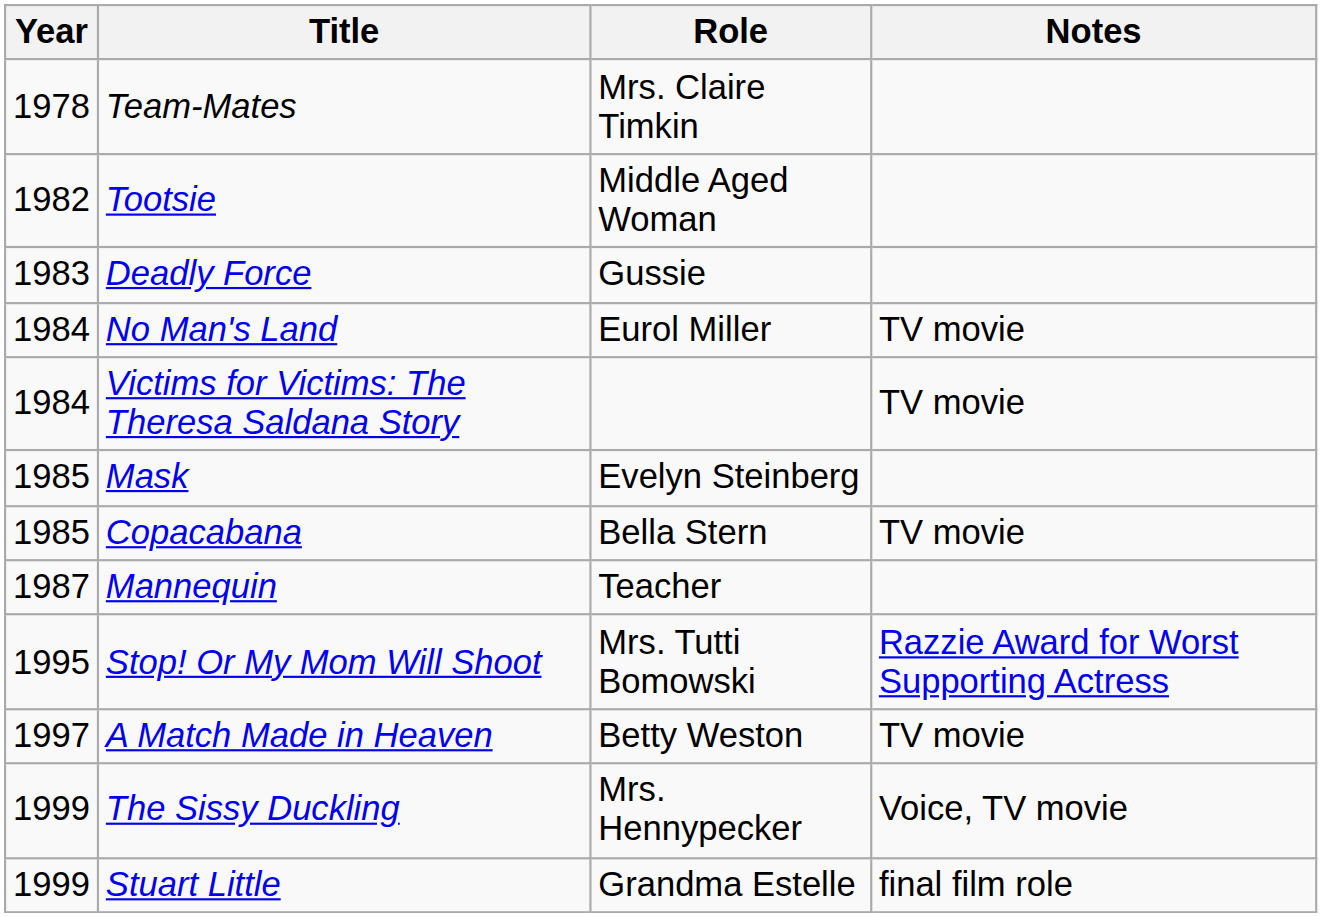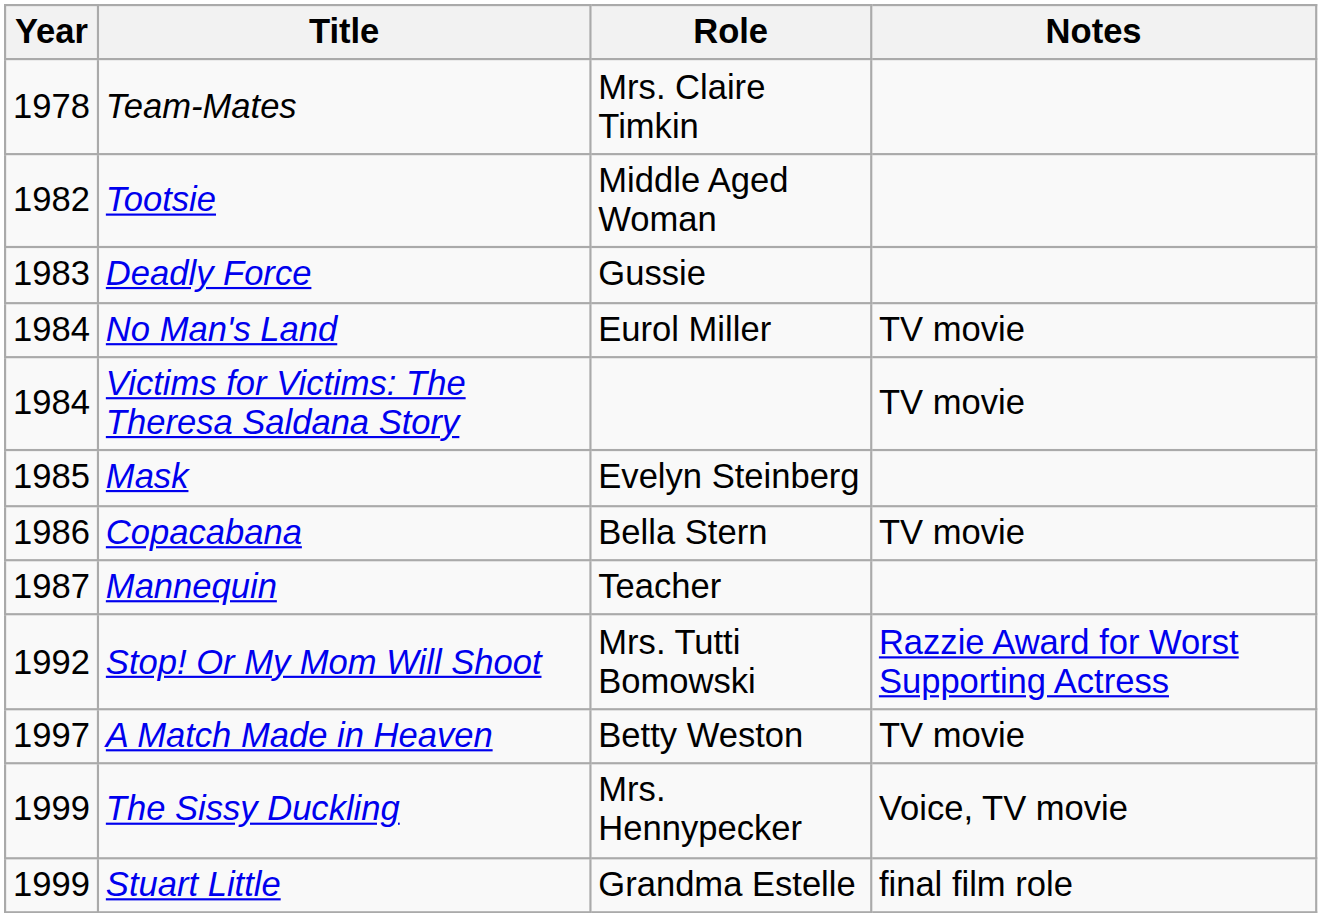(51, 532) 1985 -> (51, 532) 1986
(51, 661) 1995 -> (51, 661) 1992
